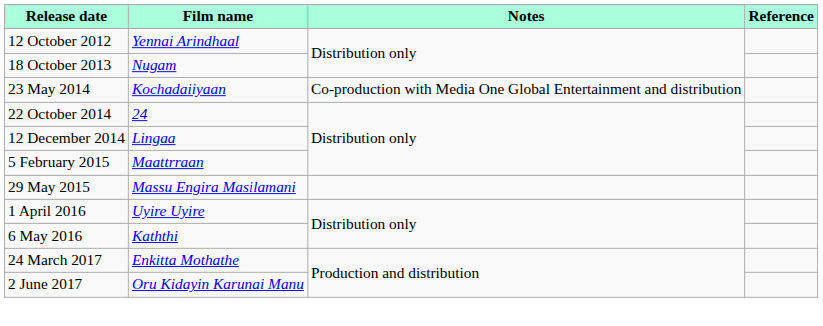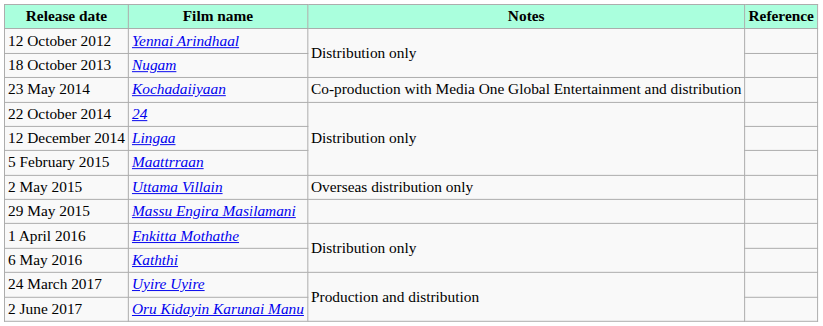+ row: (45, 187)
(168, 211) Uyire Uyire -> (185, 235) Enkitta Mothathe
(185, 260) Enkitta Mothathe -> (168, 284) Uyire Uyire
